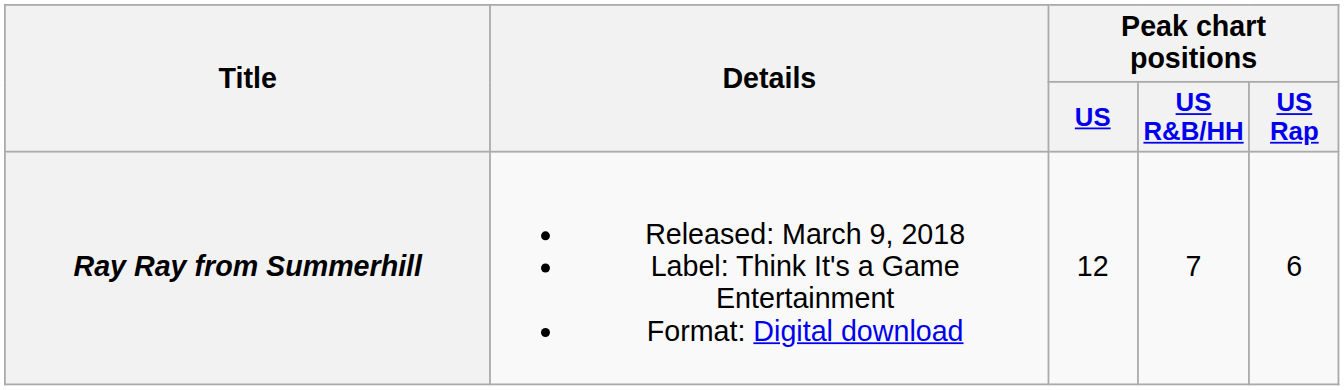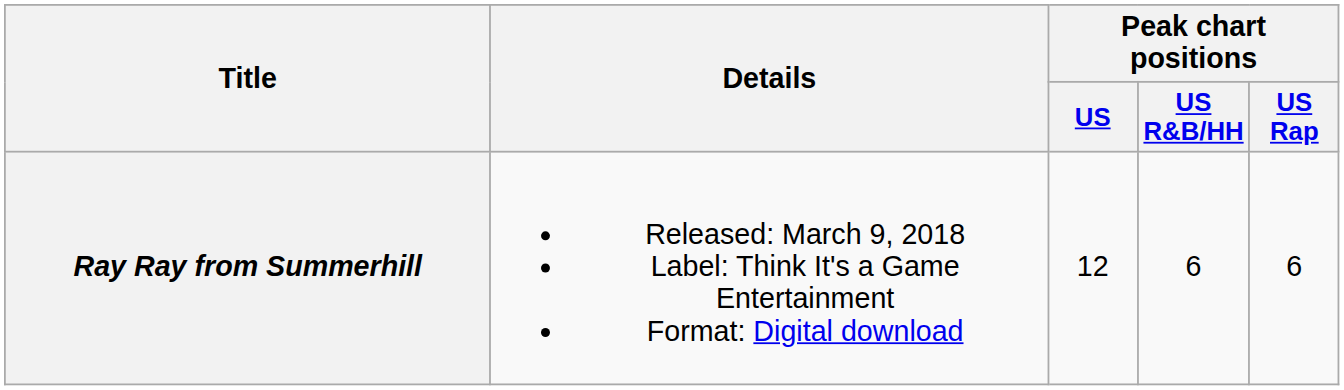(1194, 267) 7 -> (1194, 267) 6
